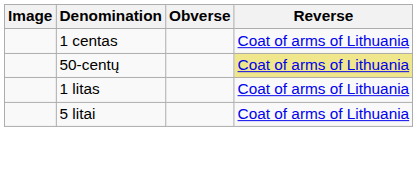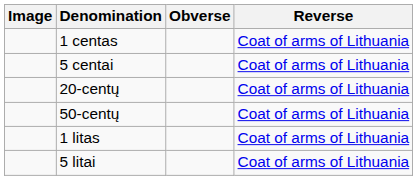+ row: (86, 65)
+ row: (89, 89)
(323, 65) khaki background -> (323, 114) no background
